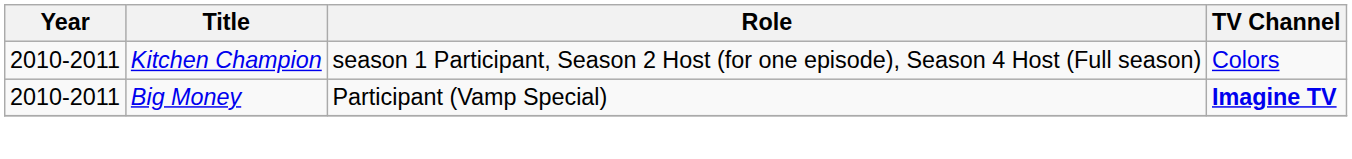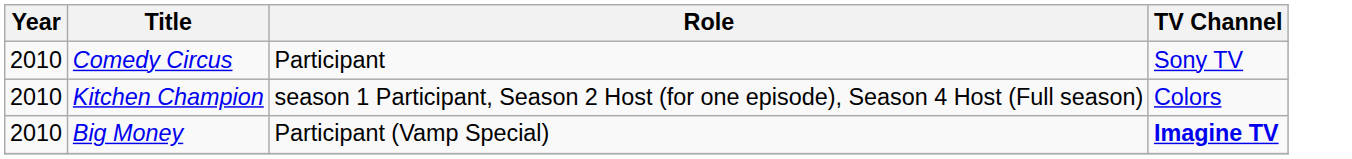+ row: (153, 60)
(65, 60) 2010-2011 -> (36, 97) 2010
(65, 97) 2010-2011 -> (36, 134) 2010
